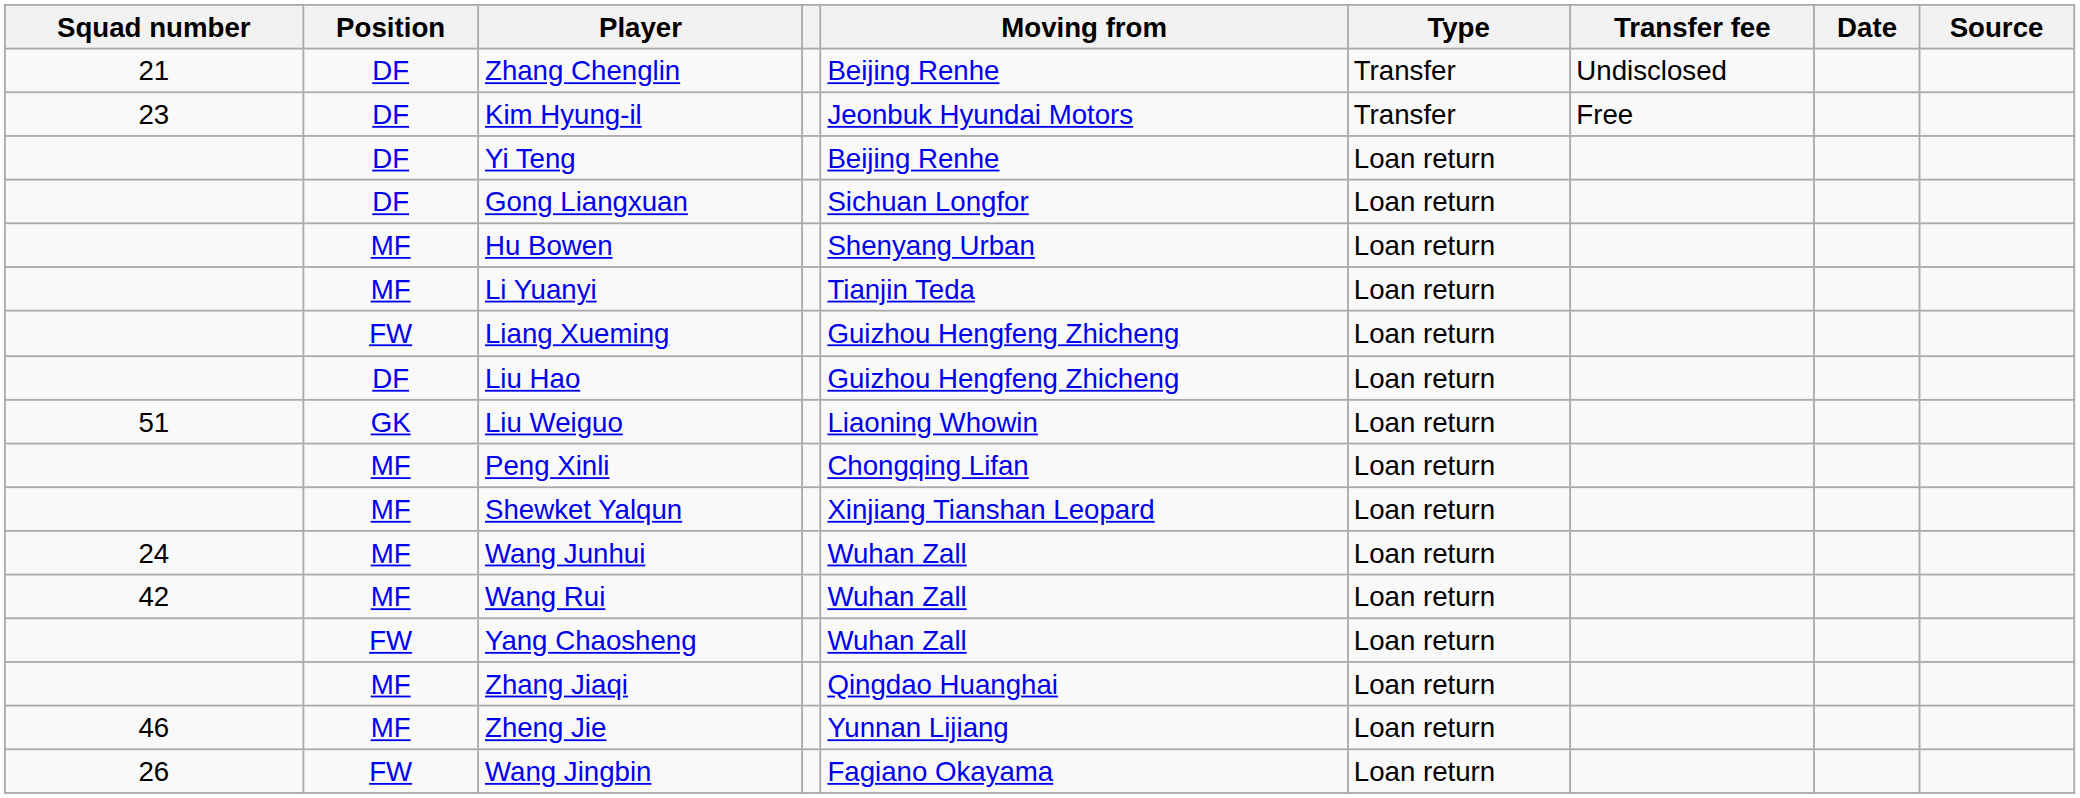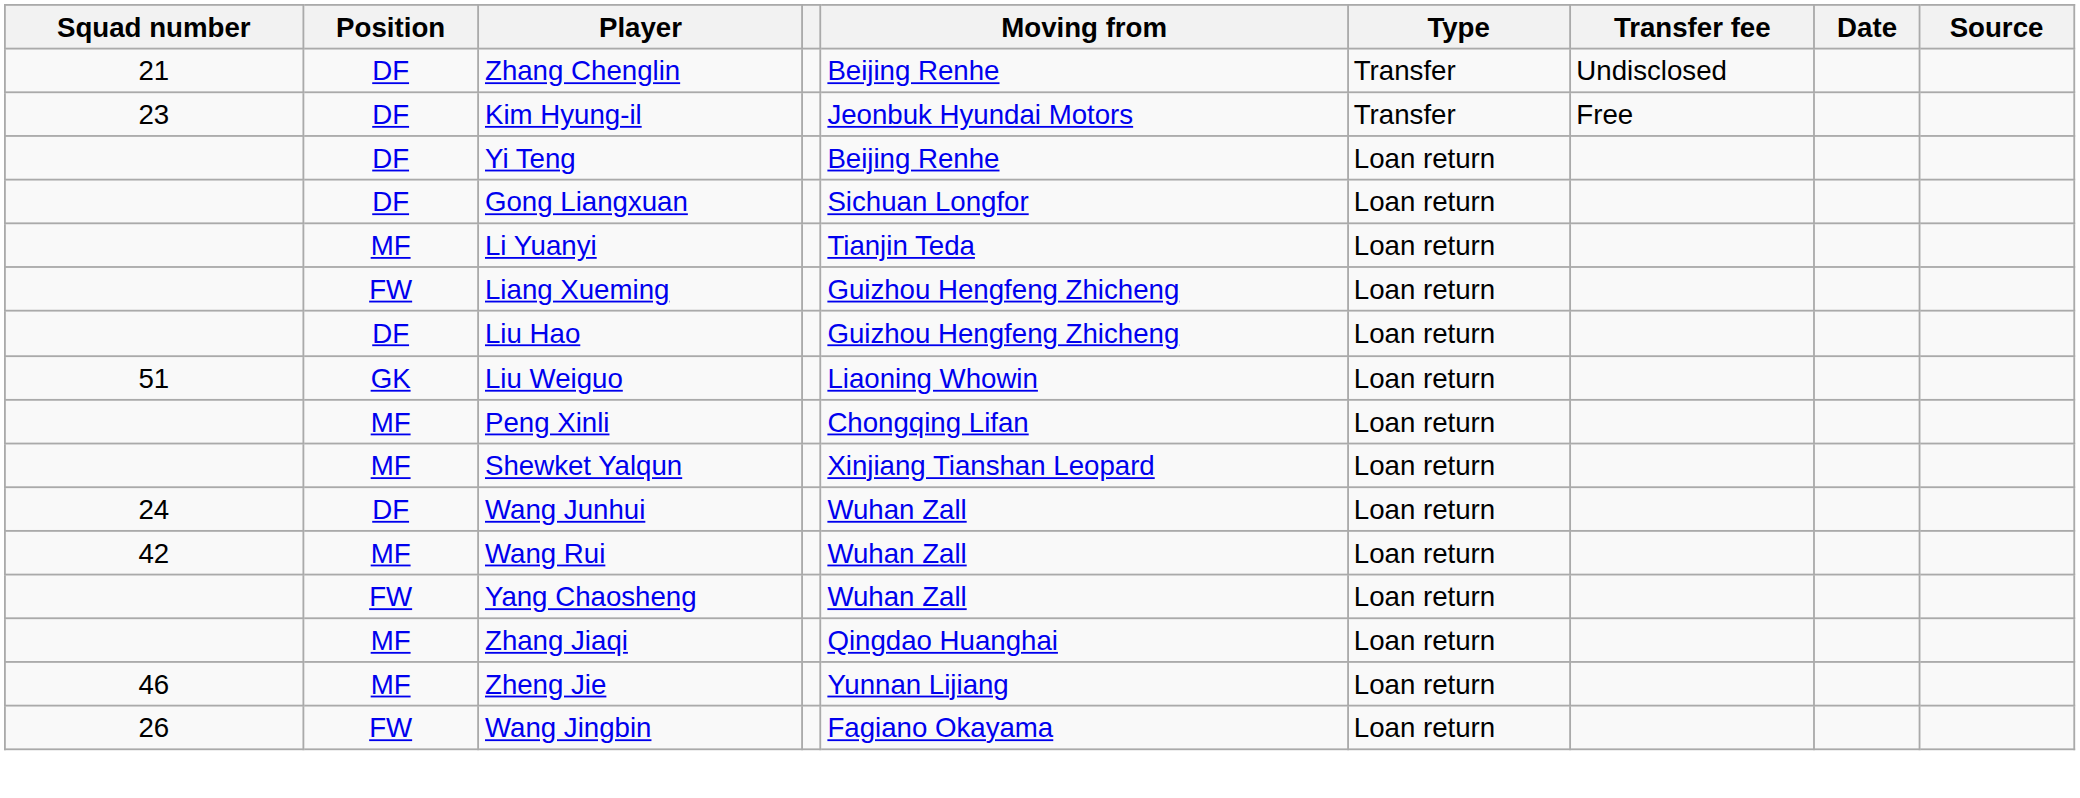- row: (549, 246)
(391, 553) MF -> (391, 509) DF
